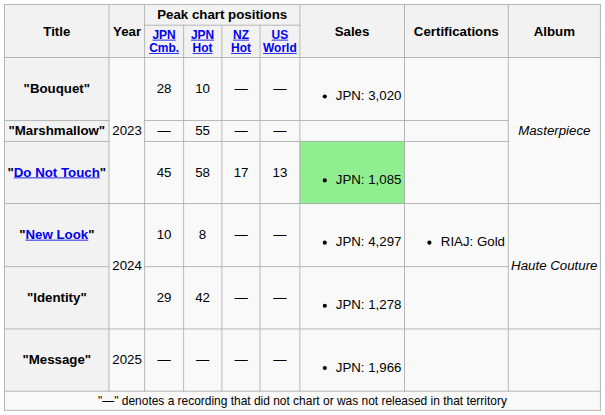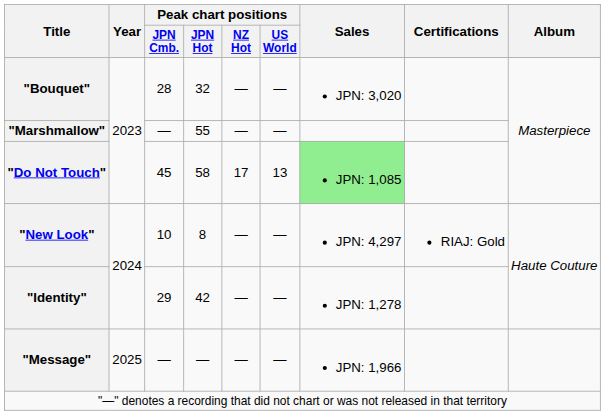(203, 89) 10 -> (203, 89) 32
